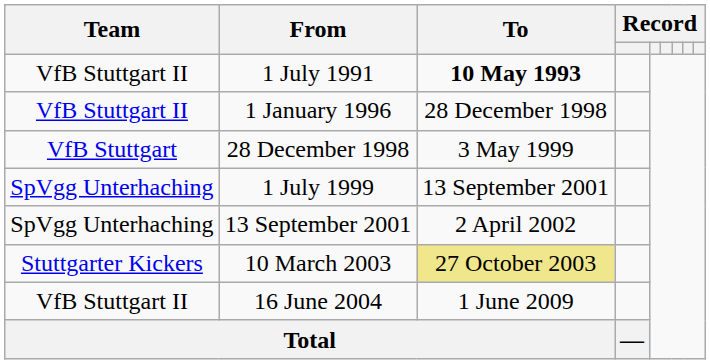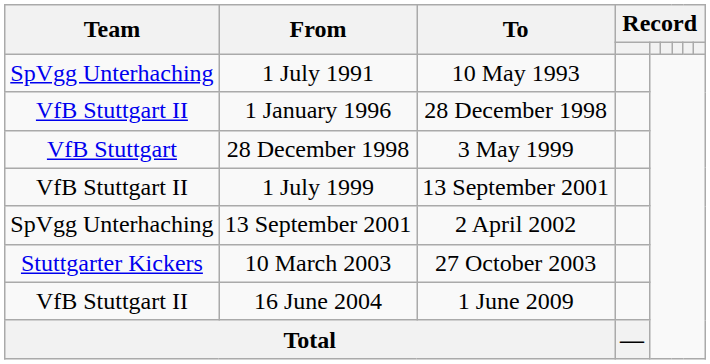(112, 72) VfB Stuttgart II -> (112, 72) SpVgg Unterhaching
(516, 72) bold -> (516, 72) normal
(112, 186) SpVgg Unterhaching -> (112, 186) VfB Stuttgart II
(516, 262) khaki background -> (516, 262) no background
